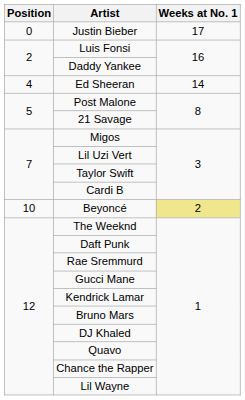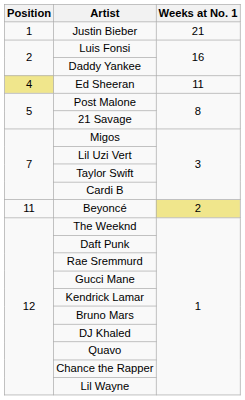(29, 31) 0 -> (29, 31) 1
(198, 31) 17 -> (198, 31) 21
(29, 84) no background -> (29, 84) khaki background
(198, 84) 14 -> (198, 84) 11
(29, 208) 10 -> (29, 208) 11
